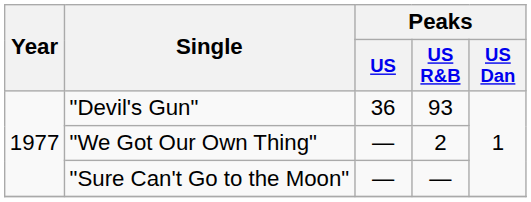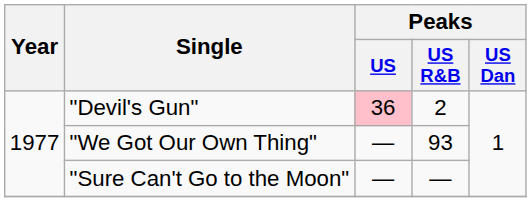(383, 107) no background -> (383, 107) pink background
(440, 107) 93 -> (440, 107) 2
(440, 143) 2 -> (440, 143) 93
